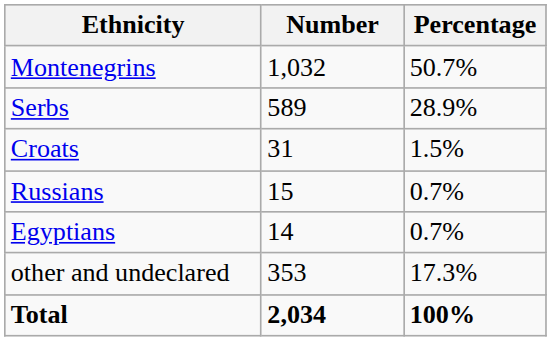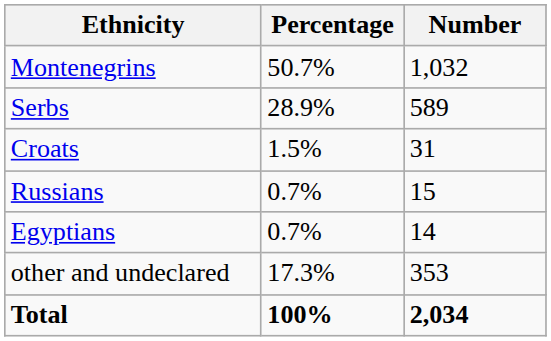columns swapped: (333, 25) <-> (475, 25)
